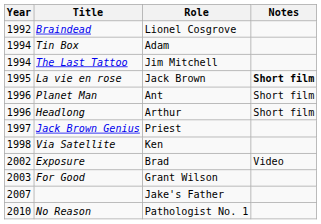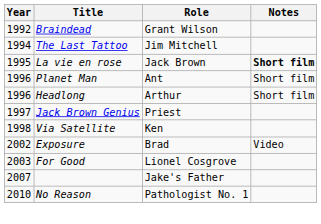(190, 29) Lionel Cosgrove -> (181, 29) Grant Wilson
- row: (57, 46)
(181, 178) Grant Wilson -> (190, 161) Lionel Cosgrove
